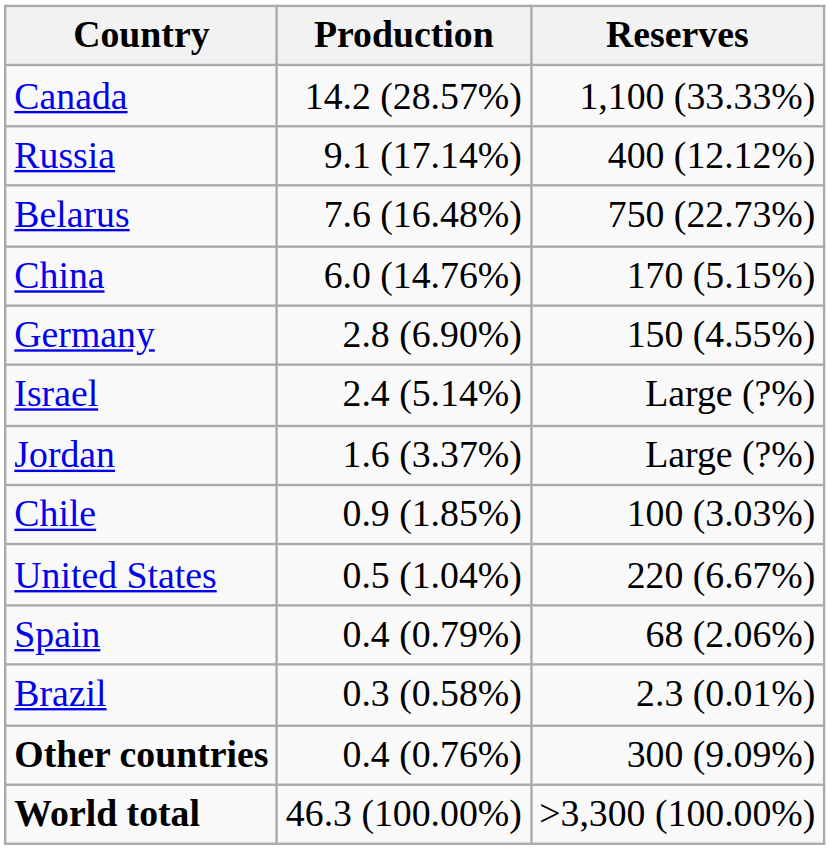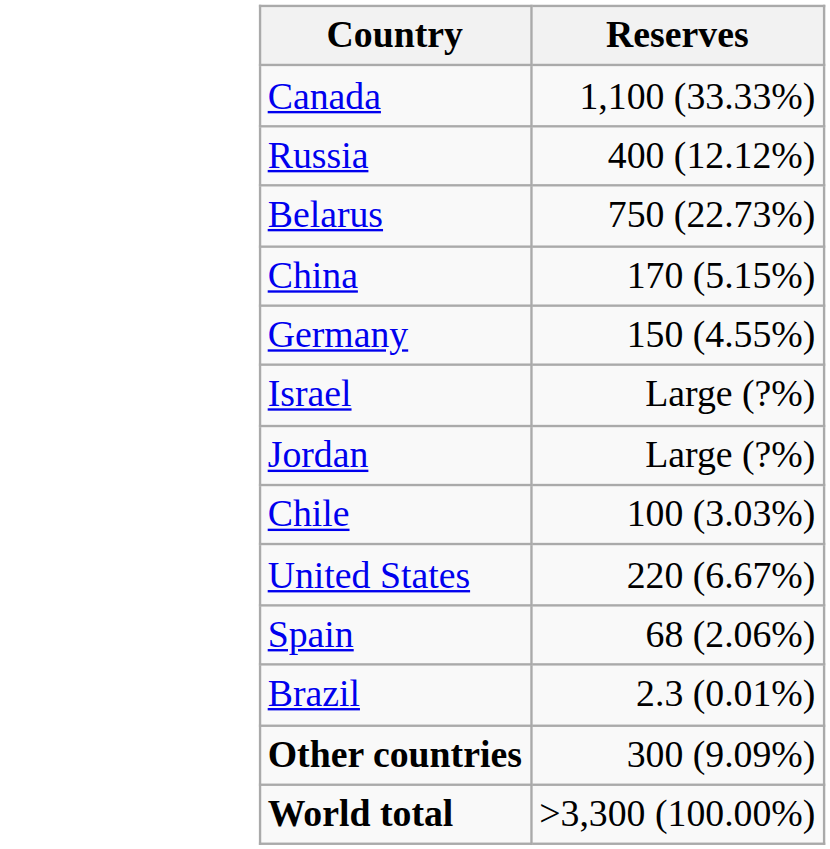- column: (404, 35)
